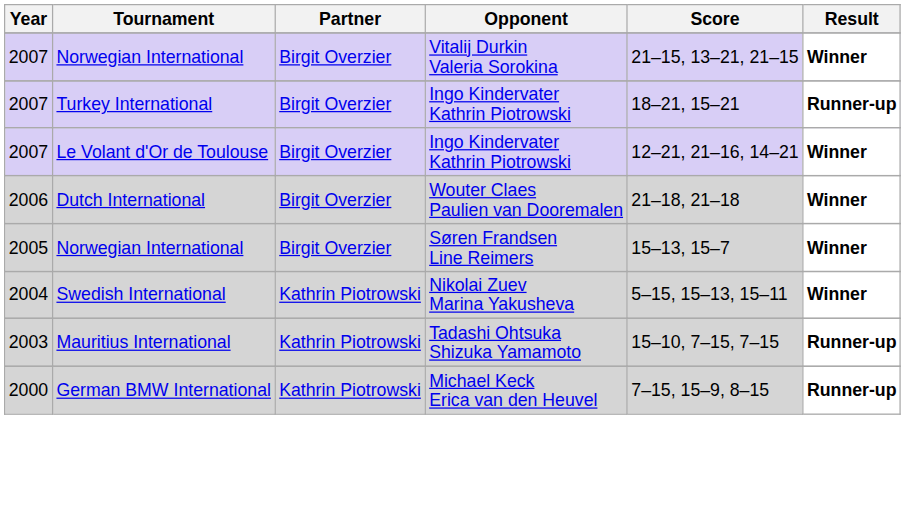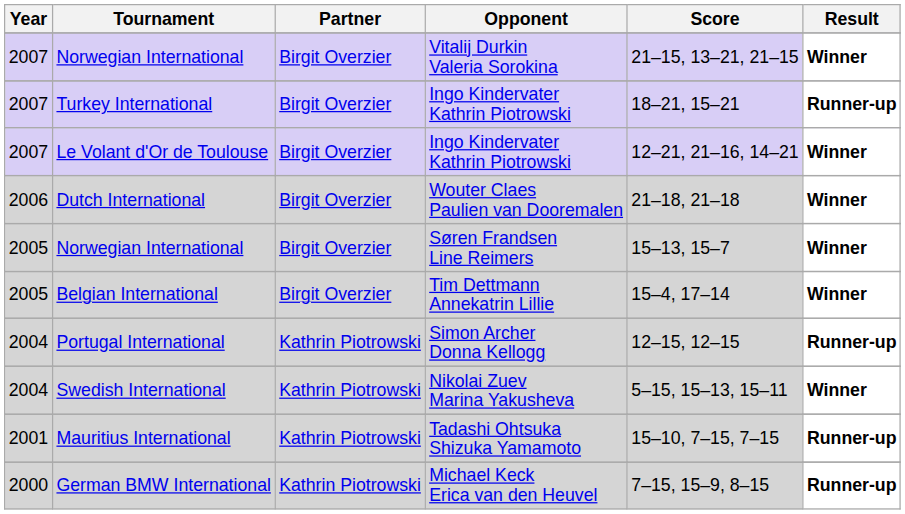+ row: (137, 295)
+ row: (141, 343)
(28, 343) 2003 -> (28, 438) 2001
